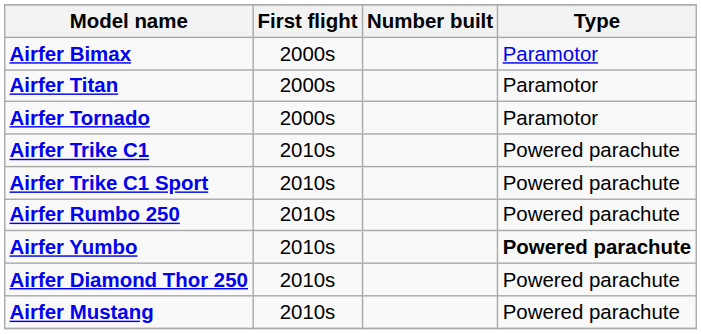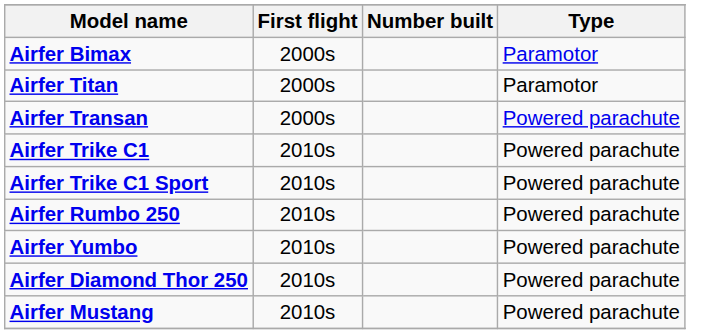- row: (80, 118)
+ row: (79, 118)
(597, 247) bold -> (591, 247) normal
